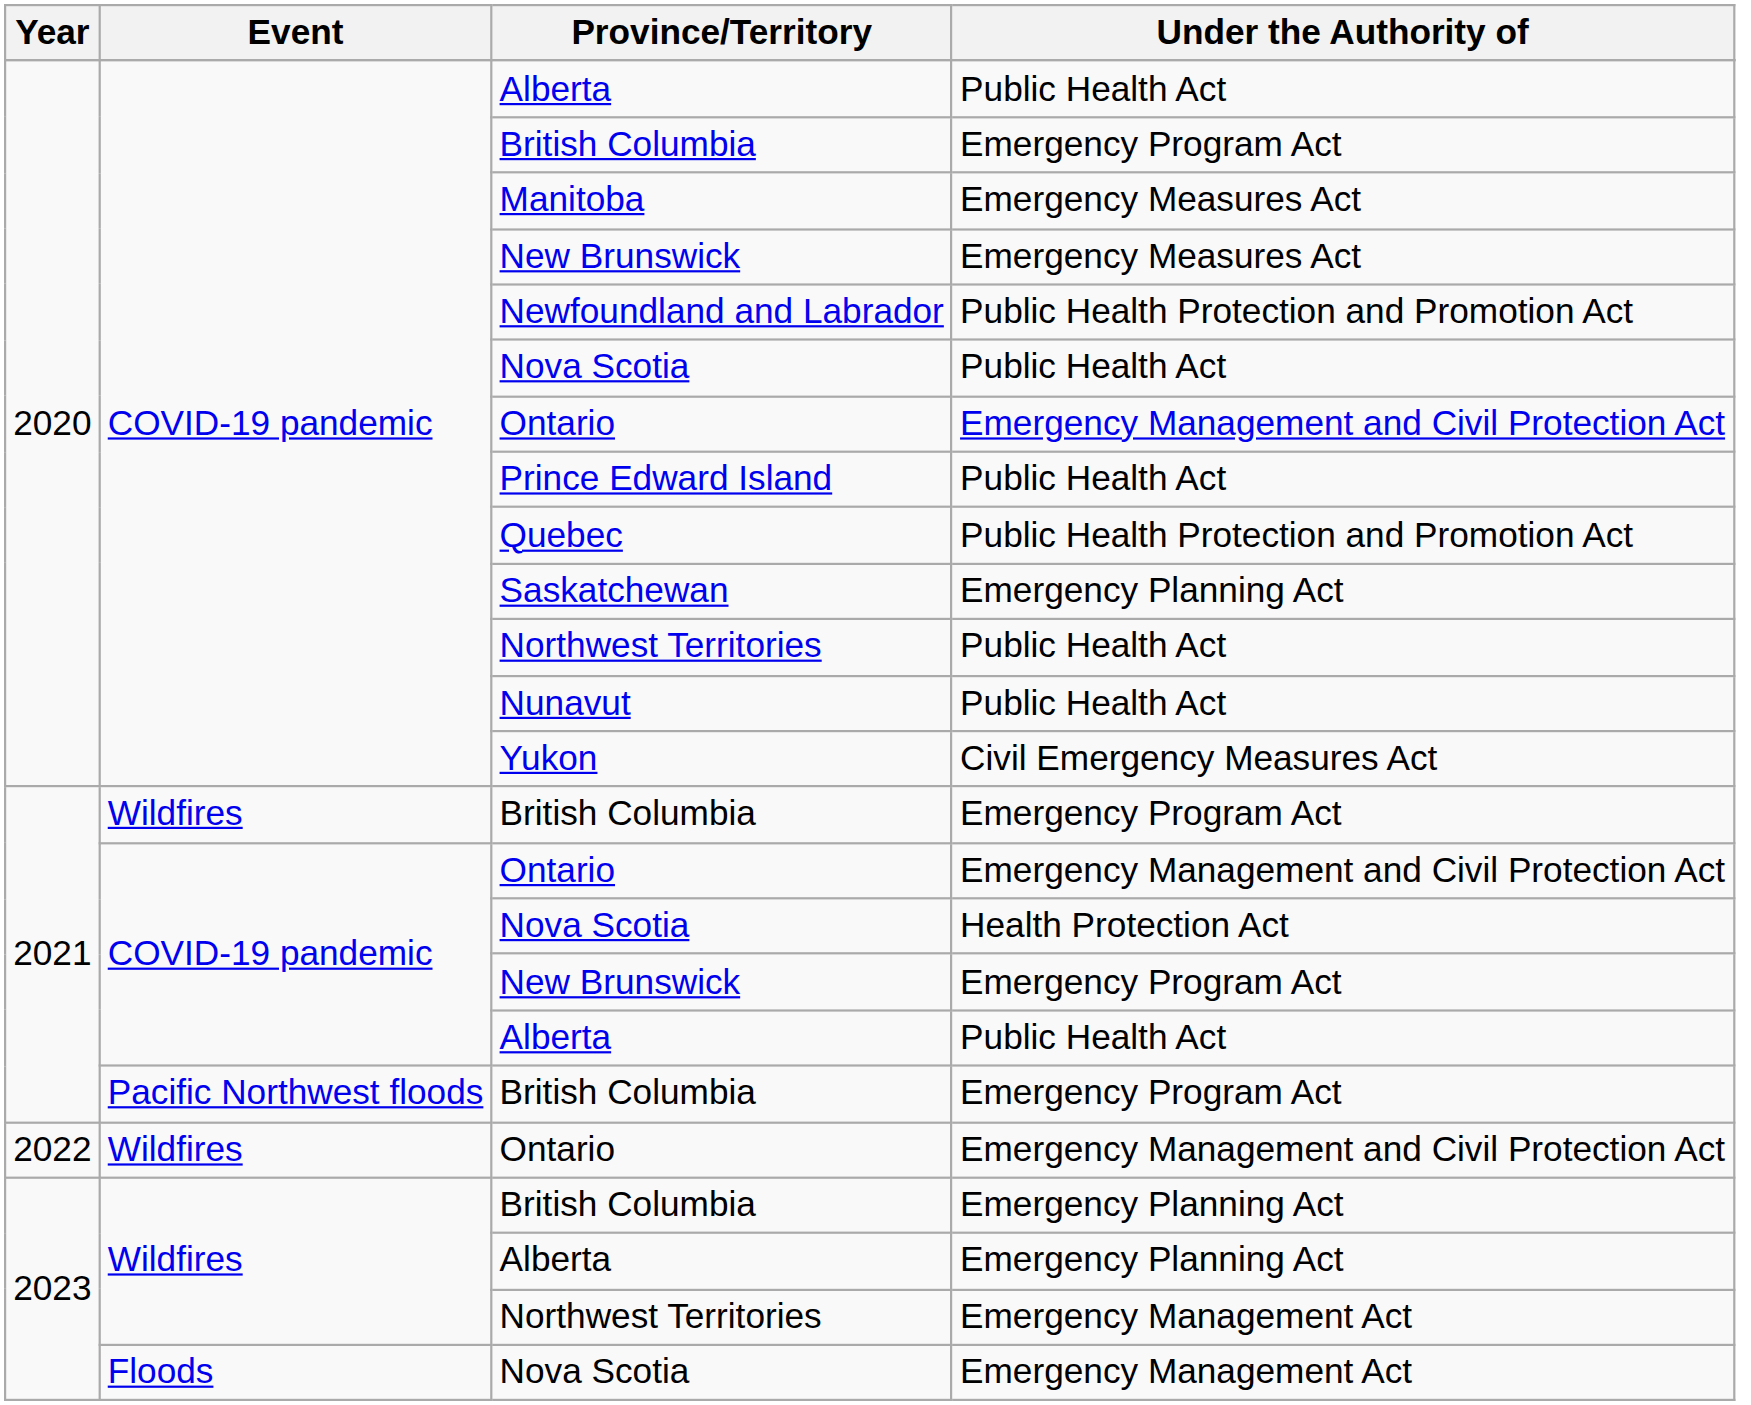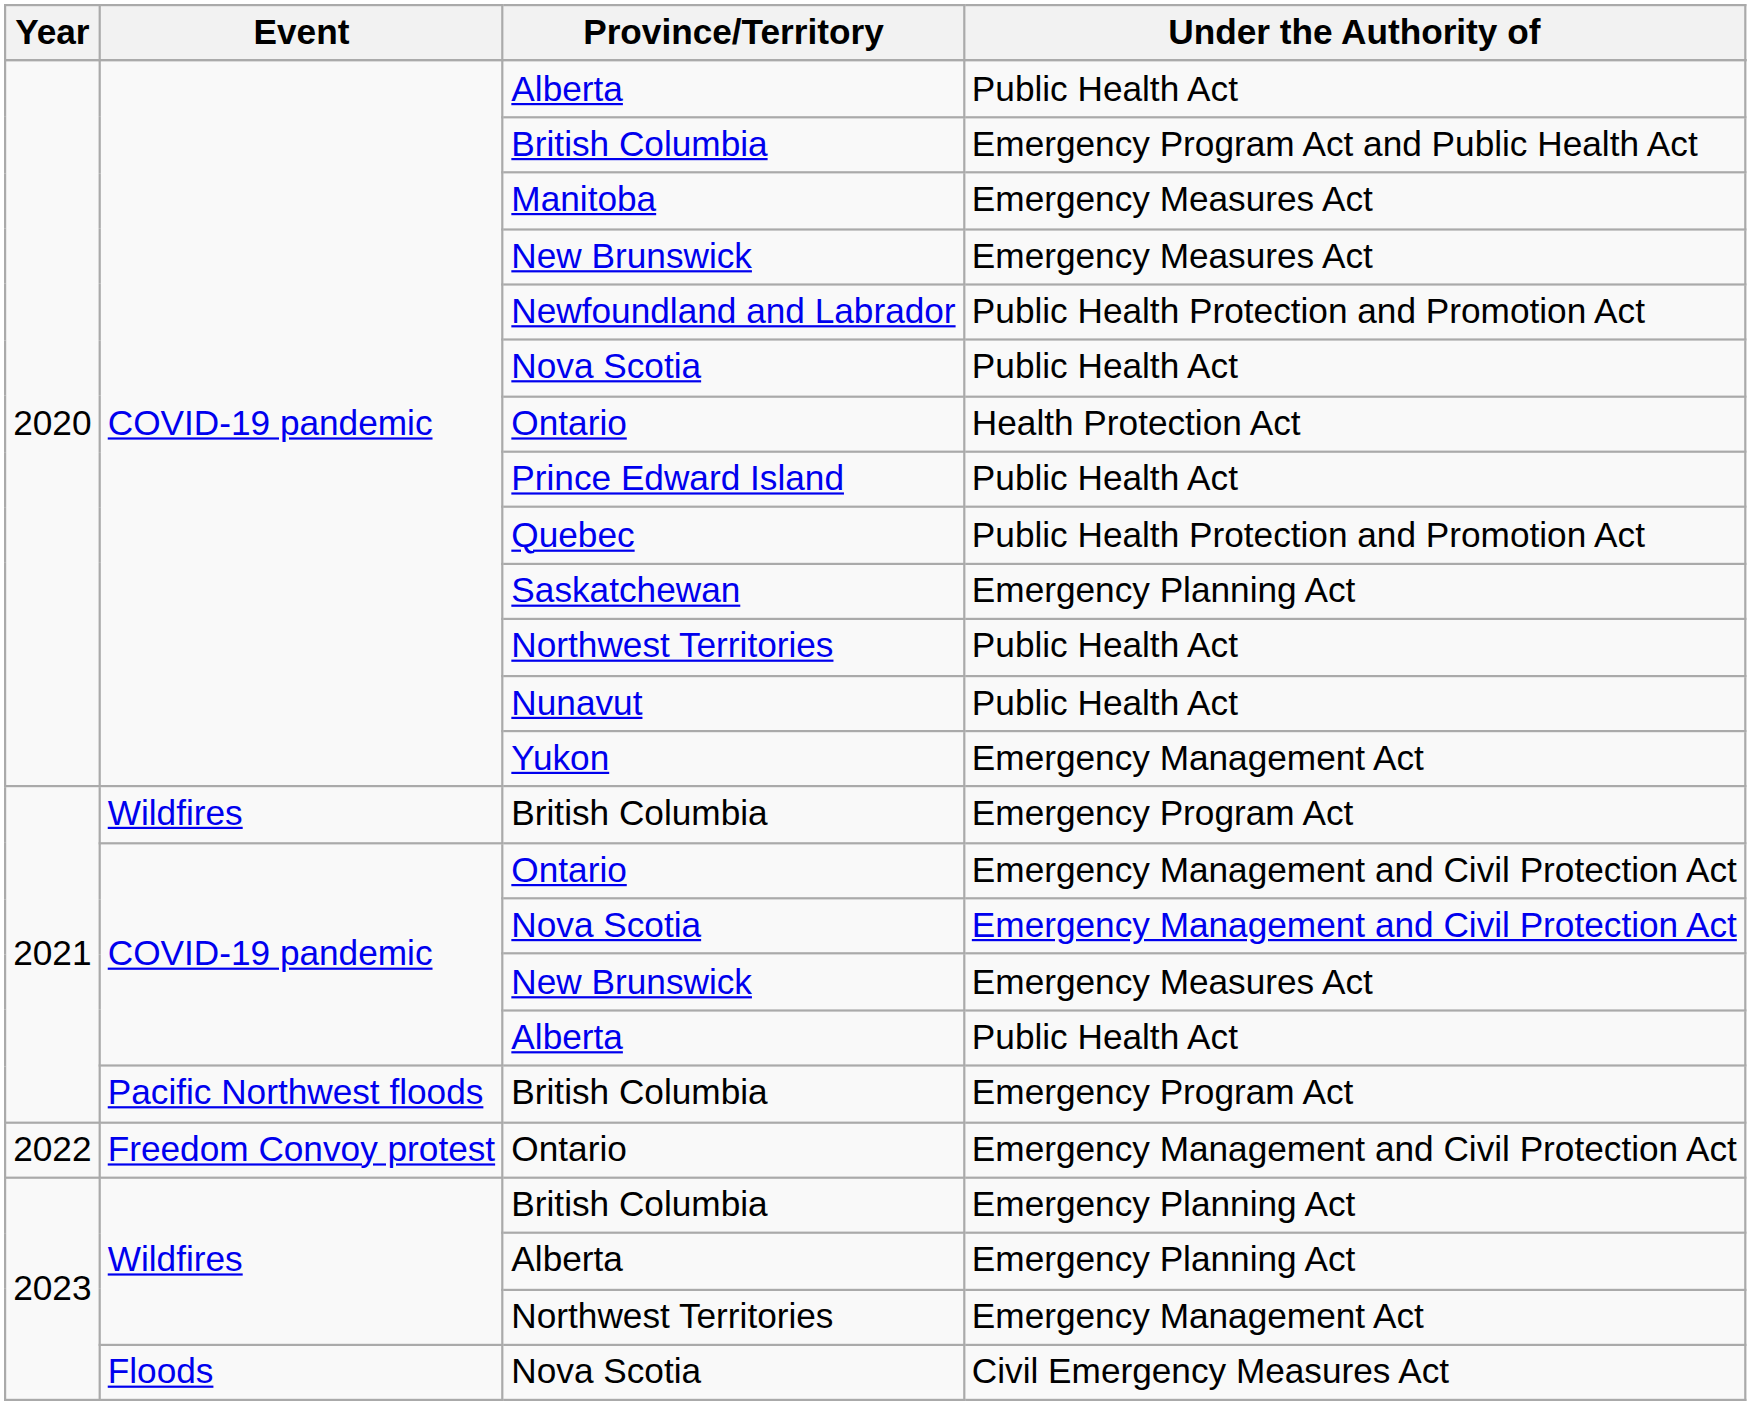(1151, 144) Emergency Program Act -> (1335, 144) Emergency Program Act and Public Health Act
(1343, 423) Emergency Management and Civil Protection Act -> (1136, 423) Health Protection Act
(1199, 758) Civil Emergency Measures Act -> (1198, 758) Emergency Management Act
(1124, 925) Health Protection Act -> (1354, 925) Emergency Management and Civil Protection Act
(1151, 981) Emergency Program Act -> (1172, 981) Emergency Measures Act
(175, 1148) Wildfires -> (301, 1148) Freedom Convoy protest
(1186, 1372) Emergency Management Act -> (1210, 1372) Civil Emergency Measures Act
